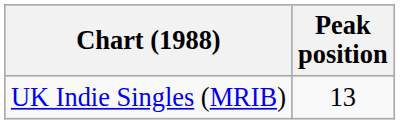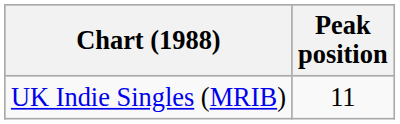(343, 97) 13 -> (343, 97) 11
